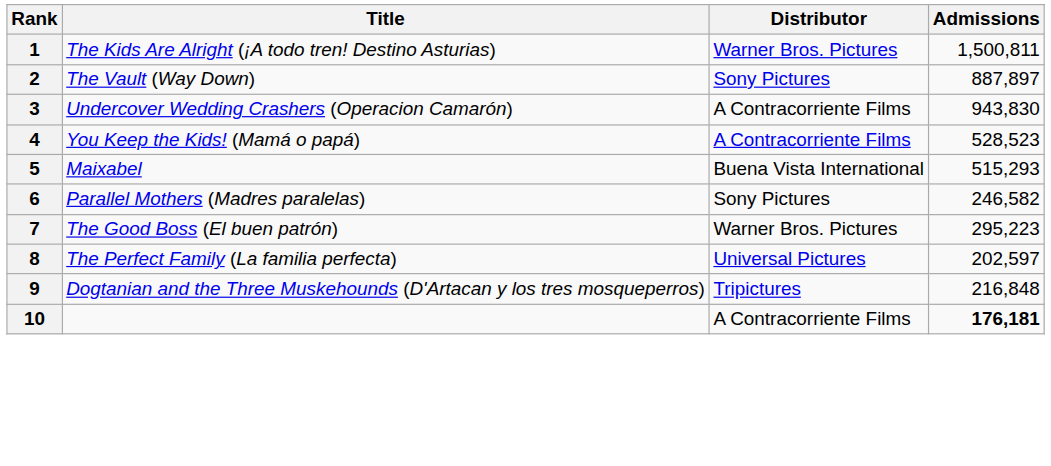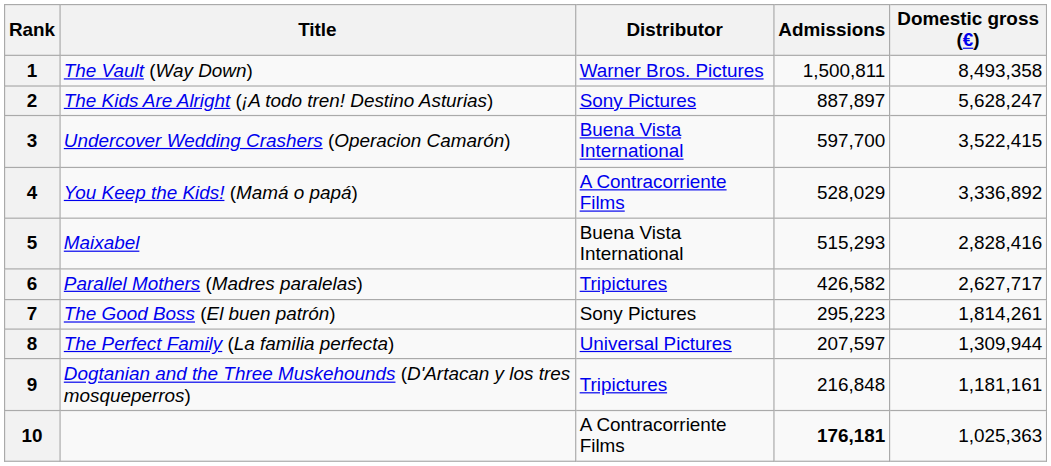+ column: (968, 30)
(281, 49) The Kids Are Alright (¡A todo tren! Destino Asturias) -> (158, 70) The Vault (Way Down)
(161, 79) The Vault (Way Down) -> (279, 100) The Kids Are Alright (¡A todo tren! Destino Asturias)
(812, 109) A Contracorriente Films -> (632, 141) Buena Vista International
(1006, 109) 943,830 -> (851, 141) 597,700
(1006, 139) 528,523 -> (851, 192) 528,029
(772, 199) Sony Pictures -> (623, 284) Tripictures
(1006, 199) 246,582 -> (851, 284) 426,582
(805, 229) Warner Bros. Pictures -> (638, 314) Sony Pictures
(1006, 259) 202,597 -> (851, 343) 207,597
